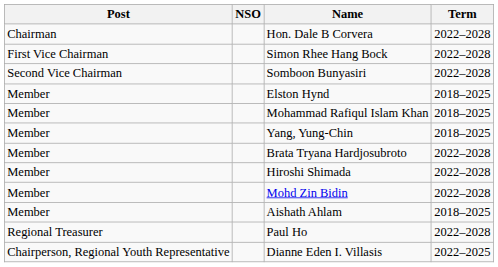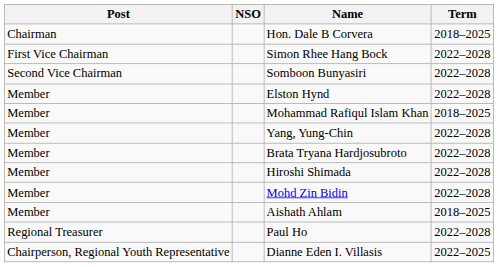(462, 34) 2022–2028 -> (462, 34) 2018–2025
(462, 93) 2018–2025 -> (462, 93) 2022–2028
(462, 133) 2018–2025 -> (462, 133) 2022–2028
